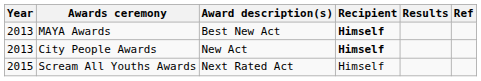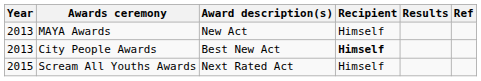(241, 31) Best New Act -> (225, 31) New Act
(361, 31) bold -> (361, 31) normal
(225, 49) New Act -> (241, 49) Best New Act
